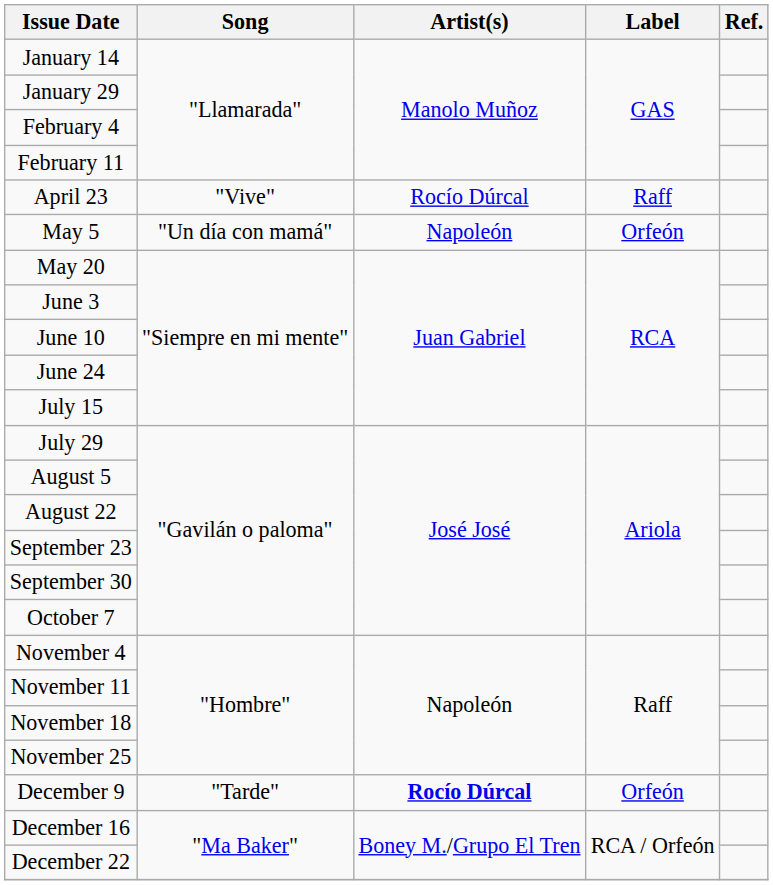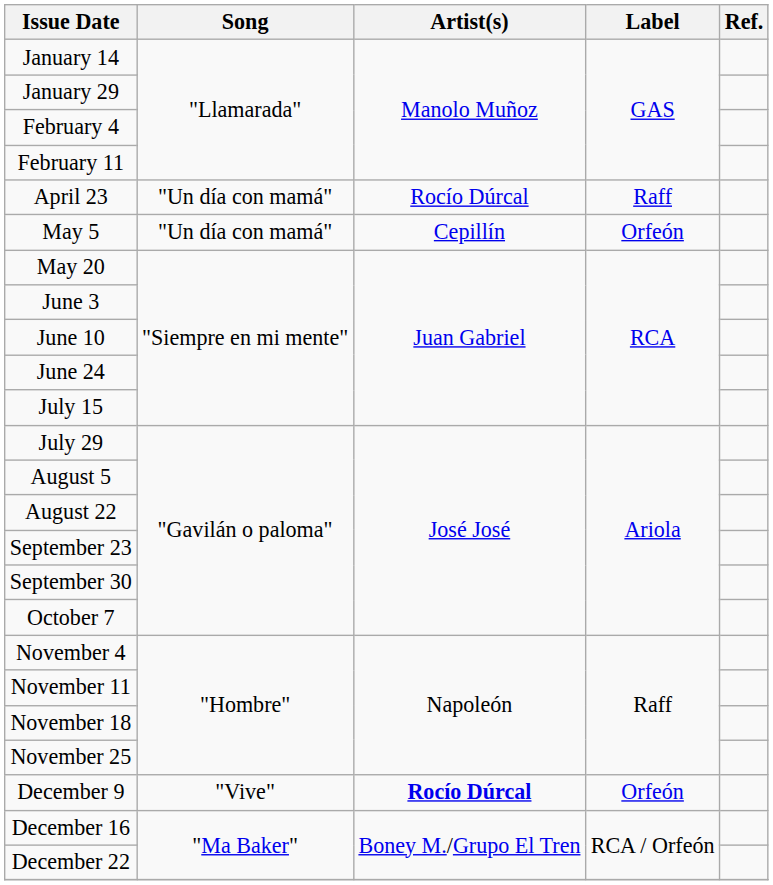(245, 197) "Vive" -> (245, 197) "Un día con mamá"
(469, 232) Napoleón -> (469, 232) Cepillín
(245, 792) "Tarde" -> (245, 792) "Vive"
